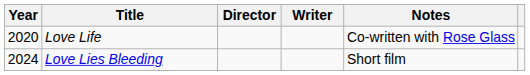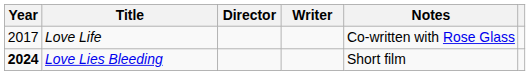(23, 37) 2020 -> (23, 37) 2017
(23, 59) normal -> (23, 59) bold
